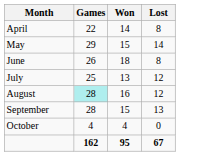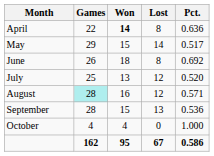+ column: (192, 12)
(125, 29) normal -> (125, 29) bold
